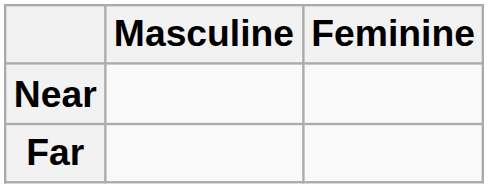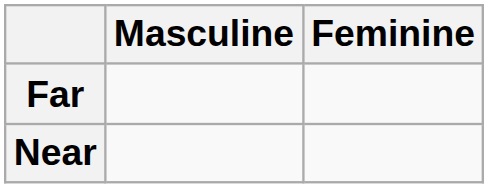rows swapped: (55, 93) <-> (55, 152)
